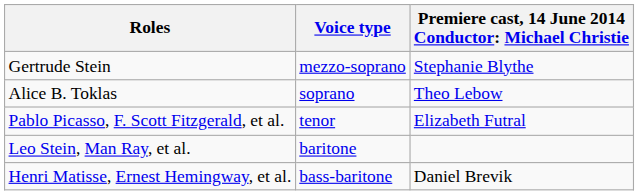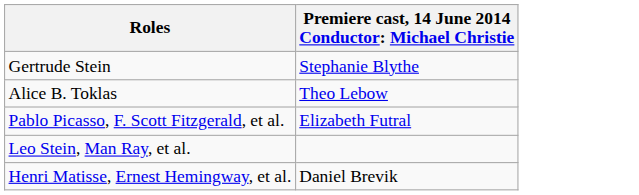- column: (353, 28)
